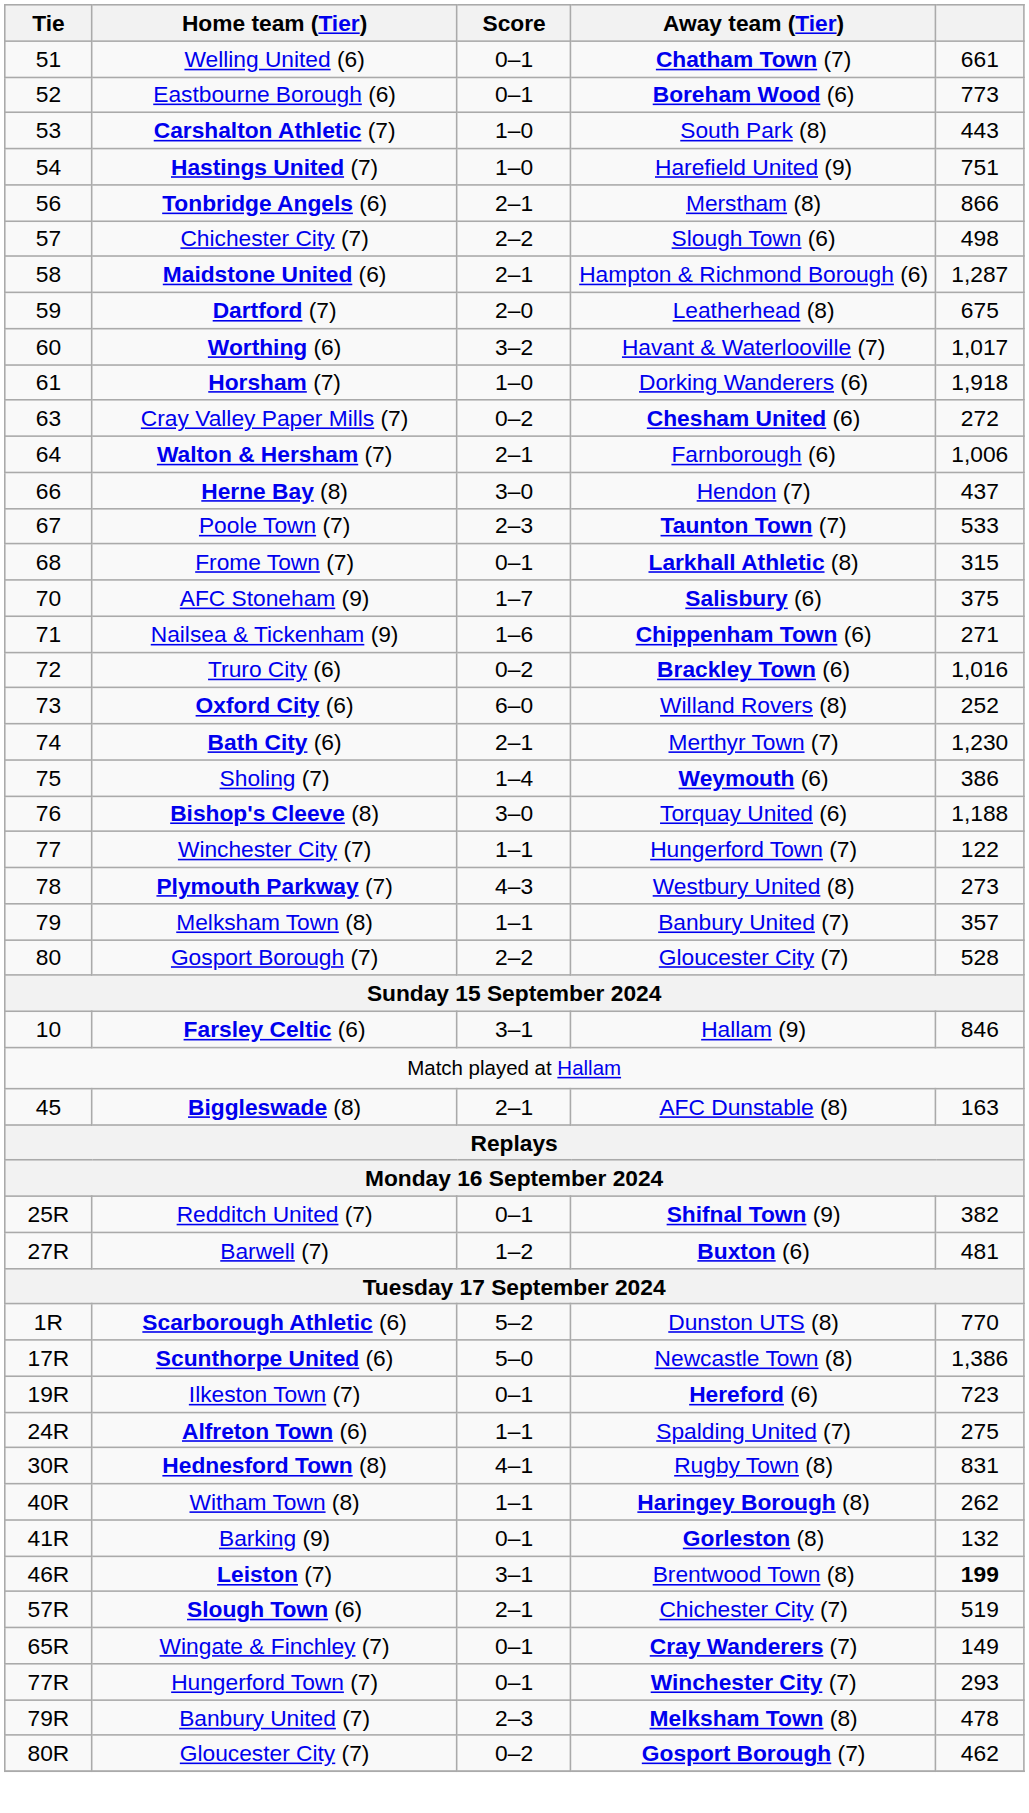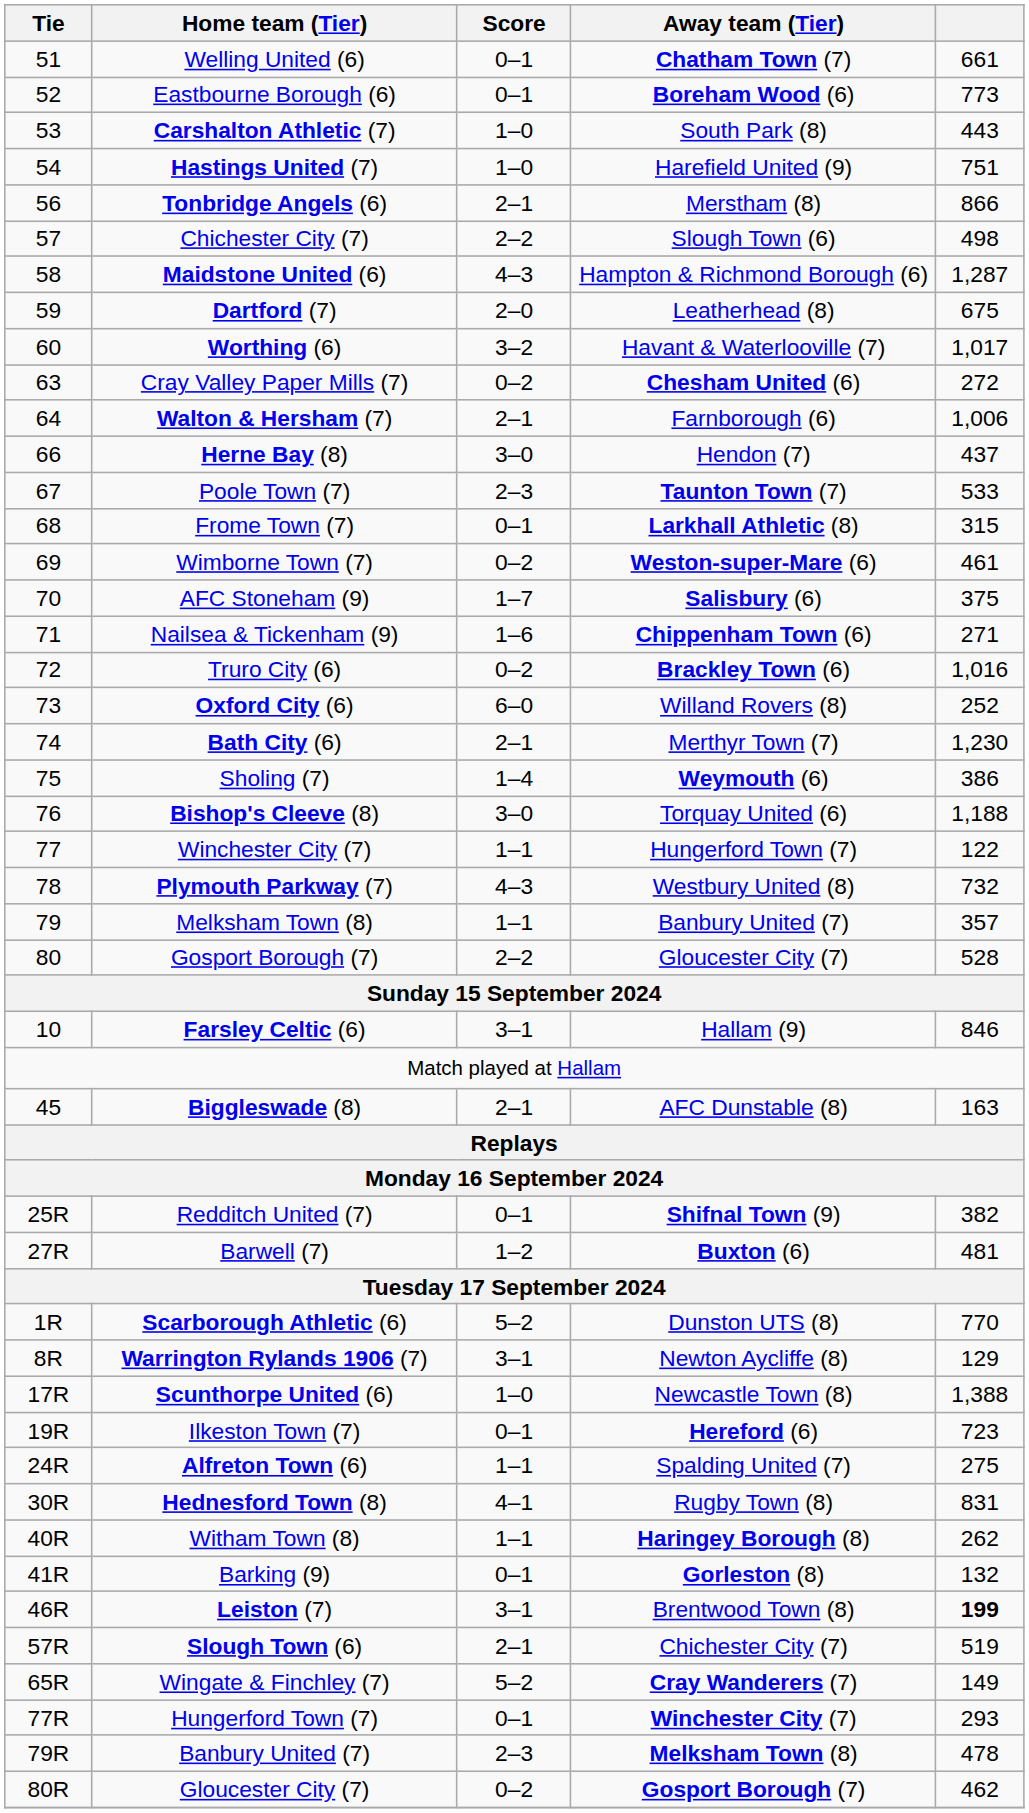(514, 275) 2–1 -> (514, 275) 4–3
- row: (275, 383)
+ row: (275, 562)
(980, 886) 273 -> (980, 886) 732
+ row: (275, 1359)
(514, 1358) 5–0 -> (514, 1394) 1–0
(980, 1358) 1,386 -> (980, 1394) 1,388
(514, 1646) 0–1 -> (514, 1682) 5–2
